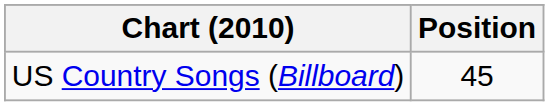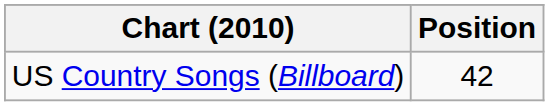(477, 75) 45 -> (477, 75) 42
